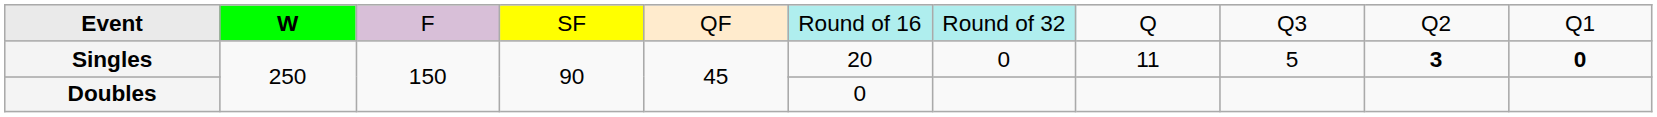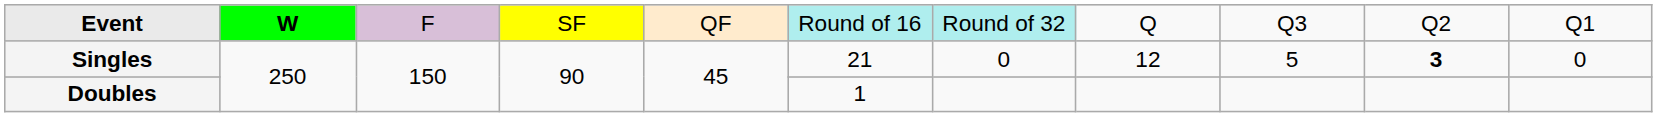(860, 59) 20 -> (860, 59) 21
(1148, 59) 11 -> (1148, 59) 12
(1580, 59) bold -> (1580, 59) normal
(860, 94) 0 -> (860, 94) 1
